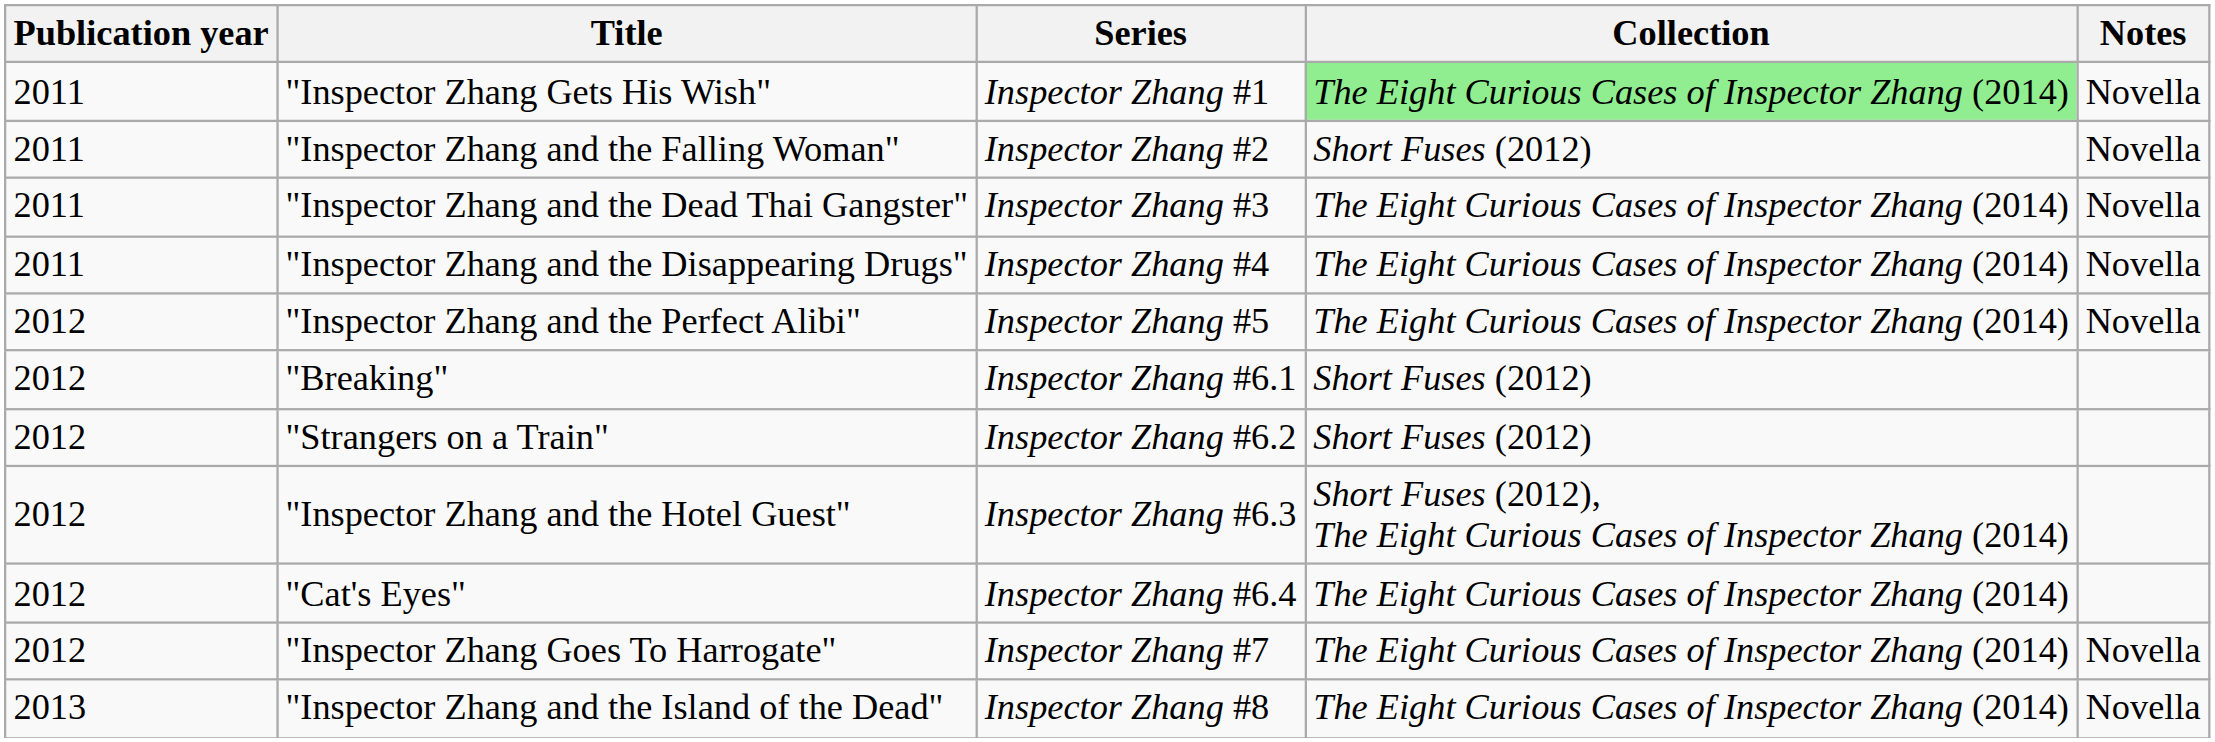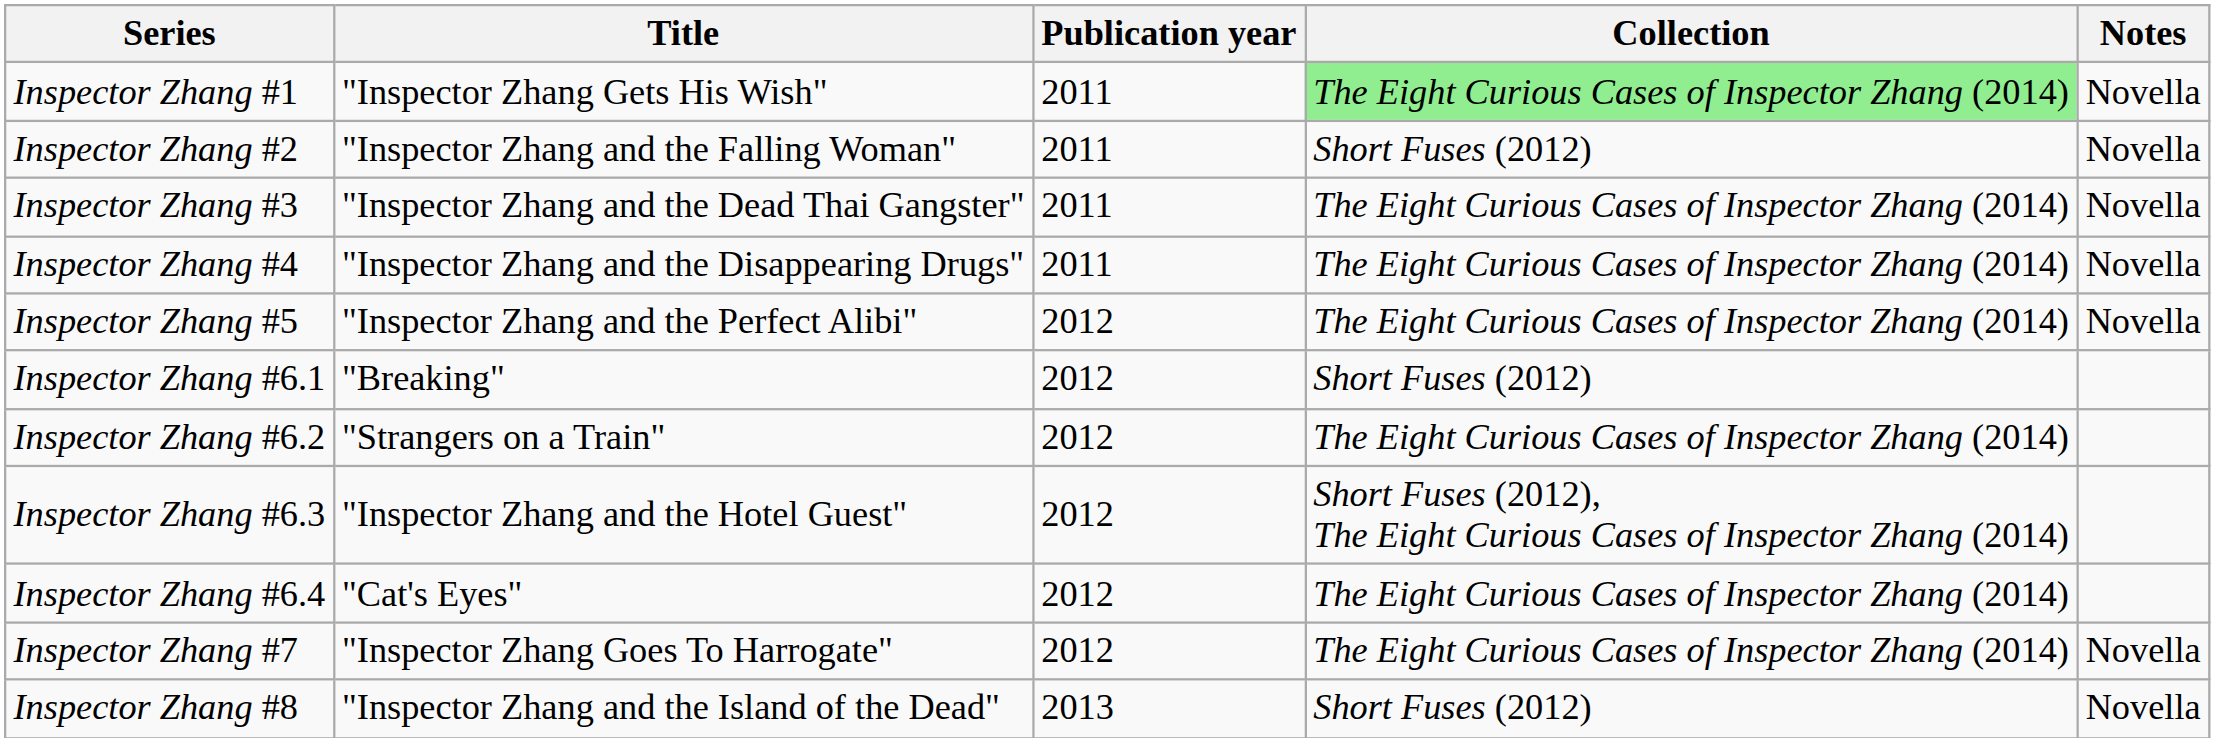columns swapped: (141, 33) <-> (1141, 33)
(1452, 436) Short Fuses (2012) -> (1691, 436) The Eight Curious Cases of Inspector Zhang (2014)
(1691, 707) The Eight Curious Cases of Inspector Zhang (2014) -> (1452, 707) Short Fuses (2012)
